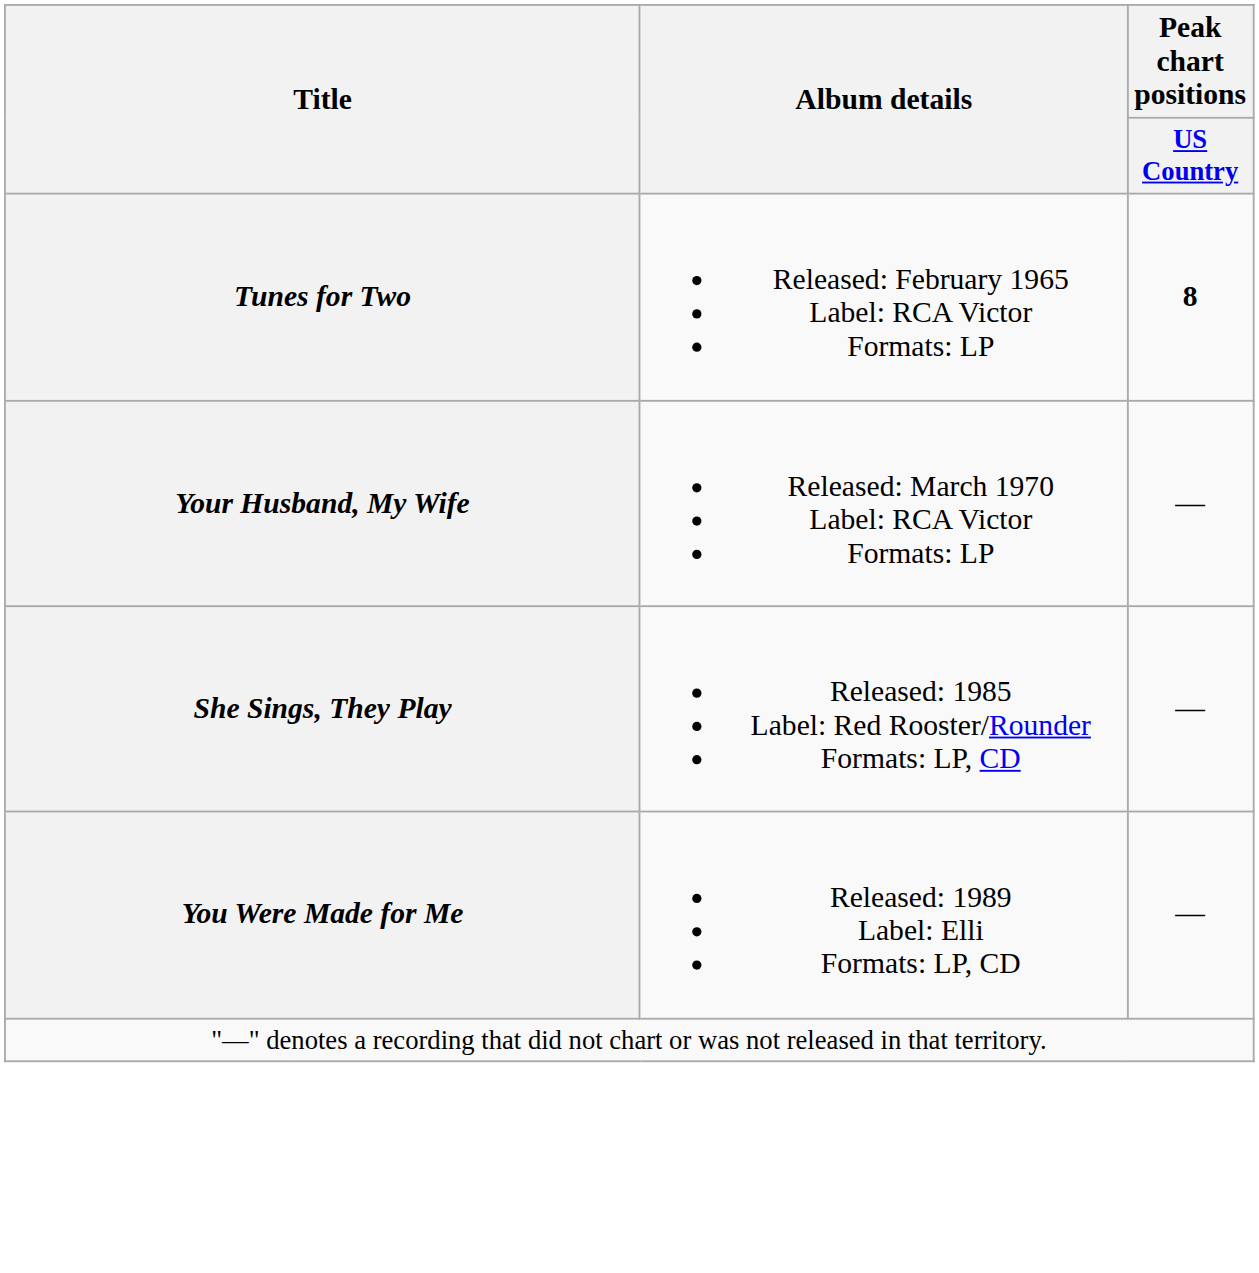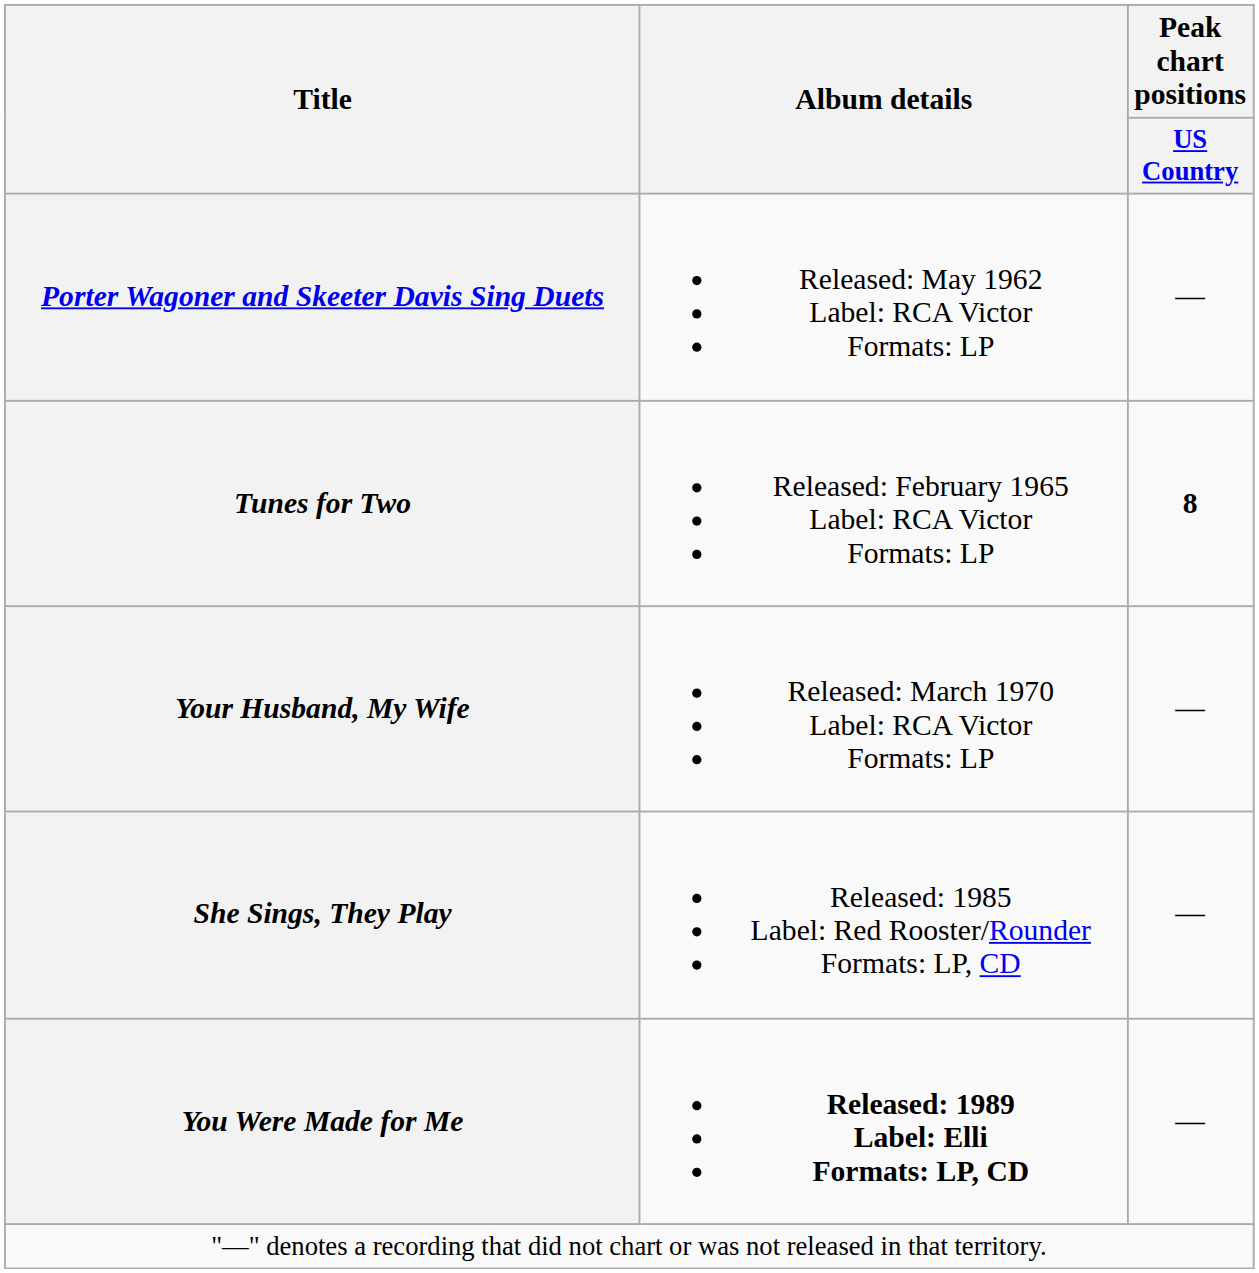+ row: (323, 296)
(884, 932) normal -> (884, 1138) bold
